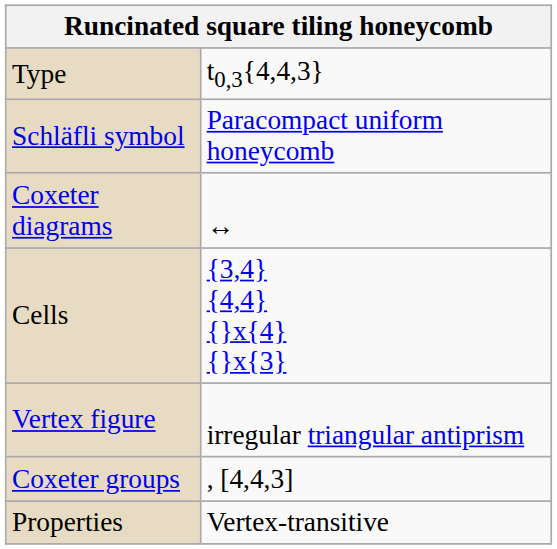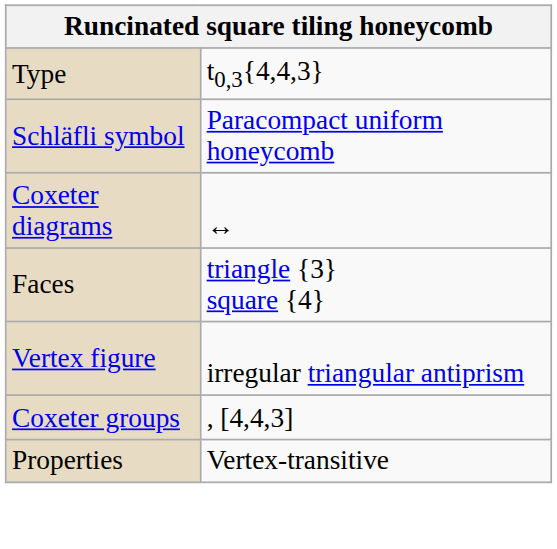- row: (40, 315)
+ row: (43, 284)
